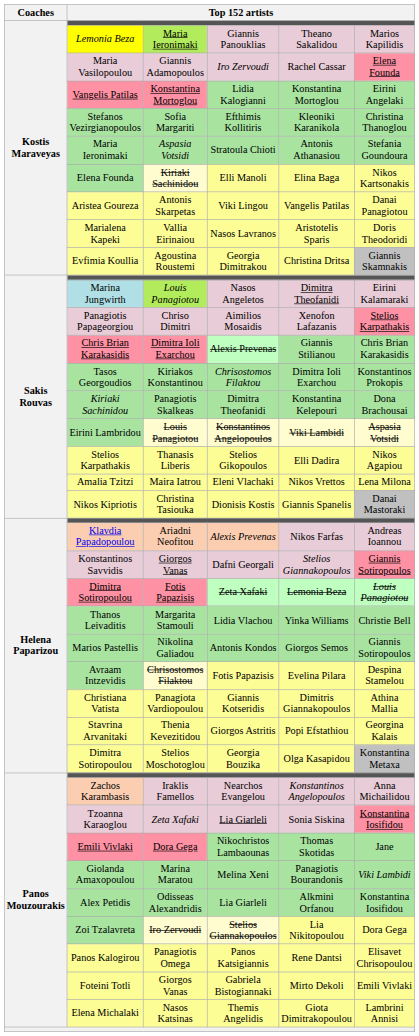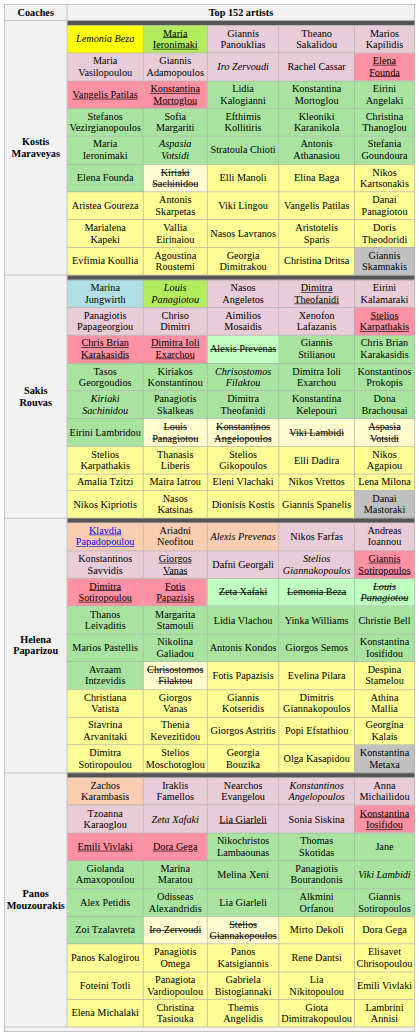(175, 504) Christina Tasiouka -> (175, 504) Nasos Katsinas
(384, 647) Giannis Sotiropoulos -> (384, 647) Konstantina Iosifidou
(175, 703) Panagiota Vardiopoulou -> (175, 703) Giorgos Vanas
(384, 902) Konstantina Iosifidou -> (384, 902) Giannis Sotiropoulos
(317, 930) Lia Nikitopoulou -> (317, 930) Mirto Dekoli
(175, 985) Giorgos Vanas -> (175, 985) Panagiota Vardiopoulou
(317, 985) Mirto Dekoli -> (317, 985) Lia Nikitopoulou
(175, 1013) Nasos Katsinas -> (175, 1013) Christina Tasiouka
